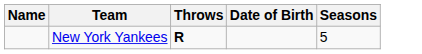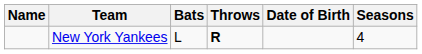+ column: (189, 15)
(324, 37) 5 -> (360, 37) 4
